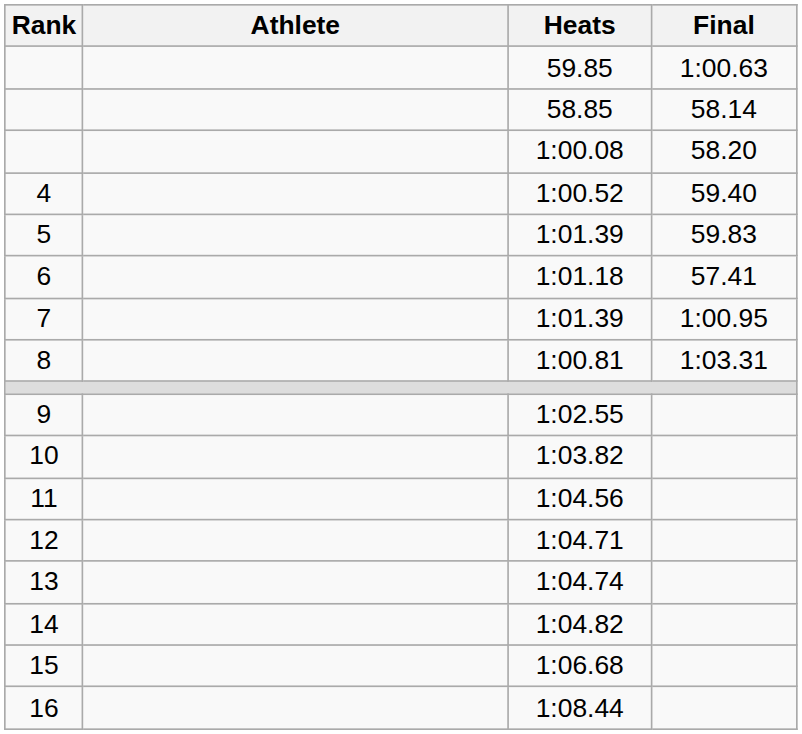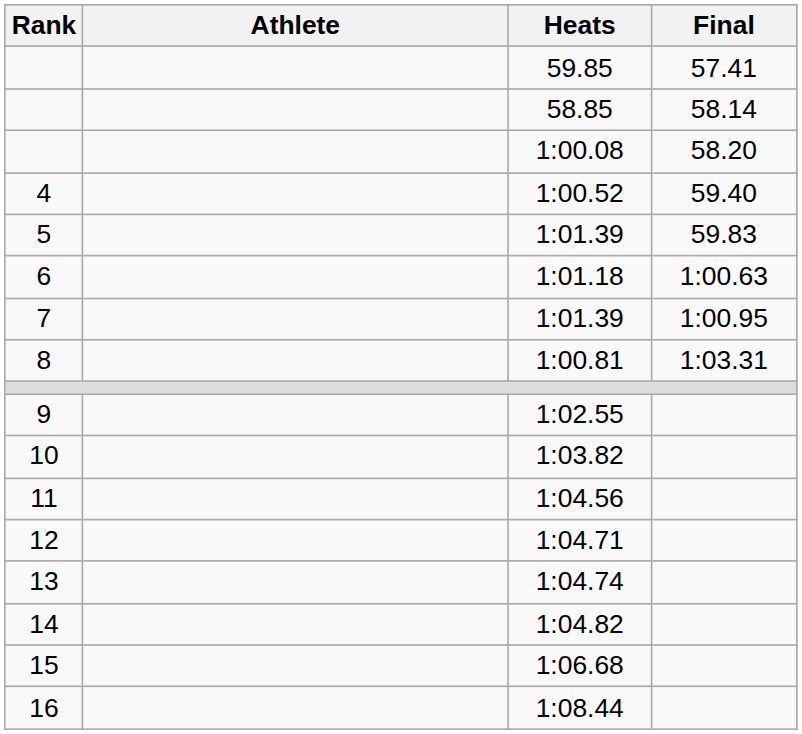(724, 67) 1:00.63 -> (724, 67) 57.41
(724, 276) 57.41 -> (724, 276) 1:00.63
